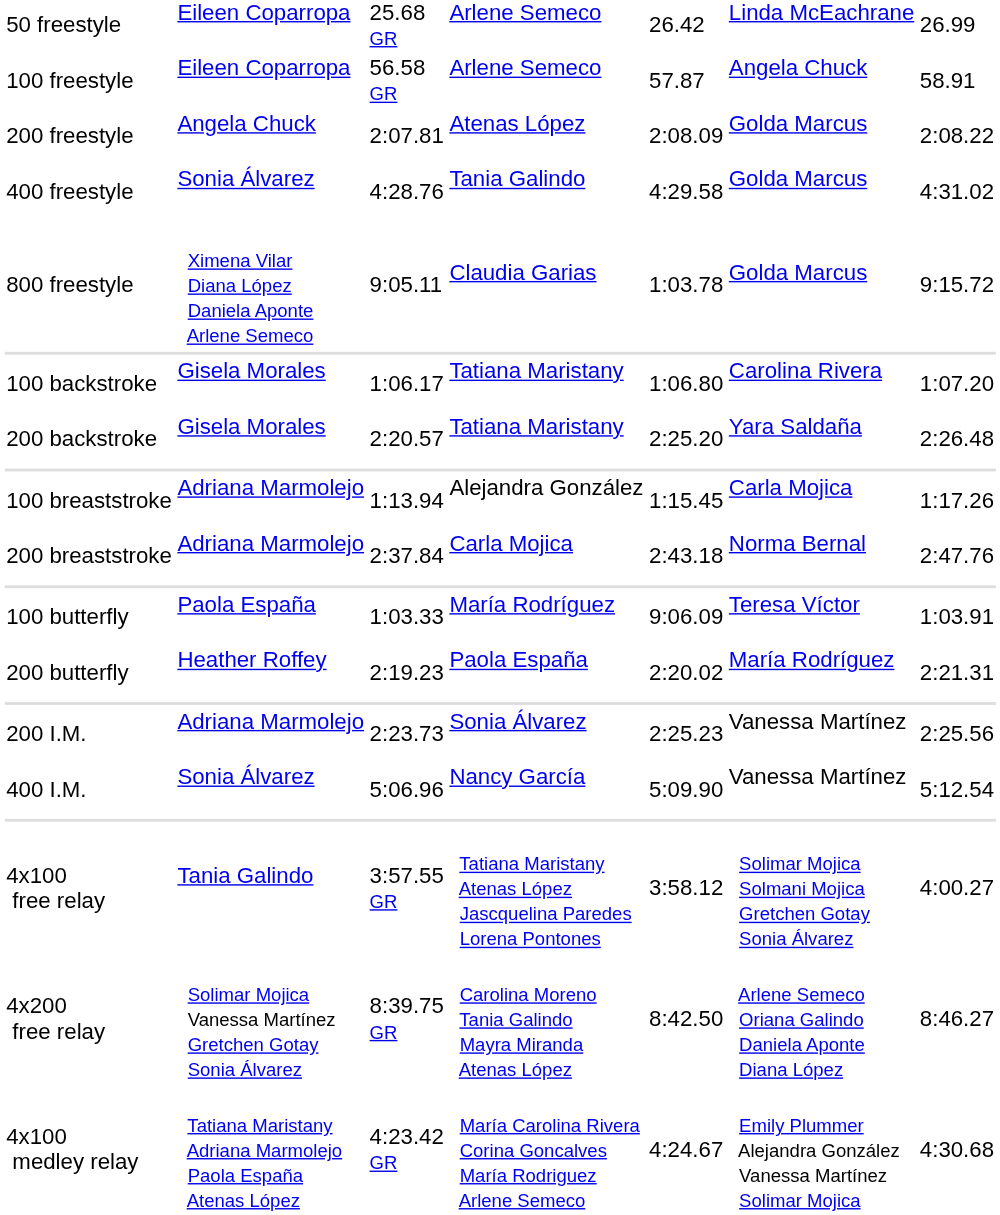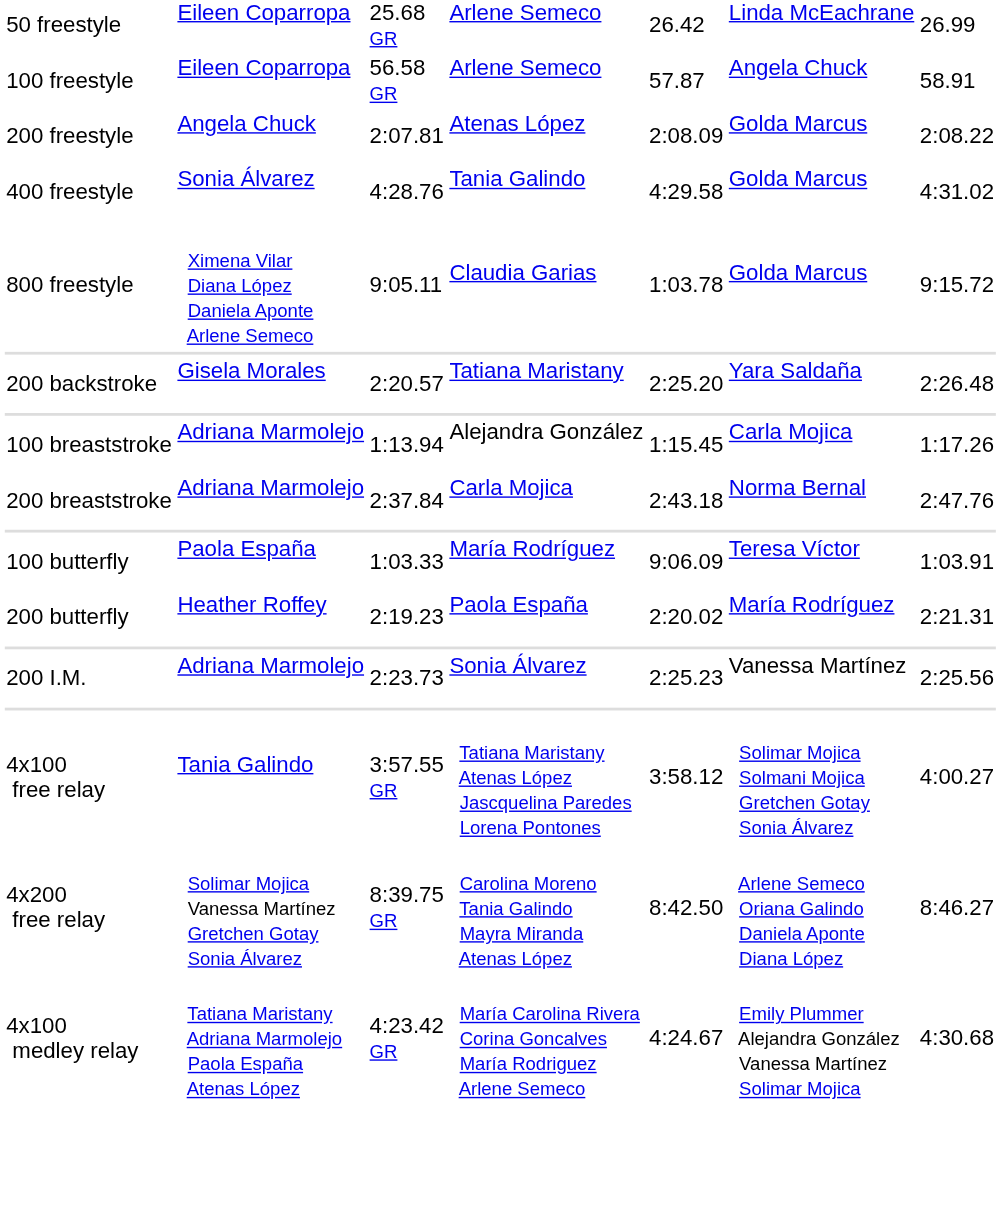- row: (82, 383)
- row: (46, 789)
